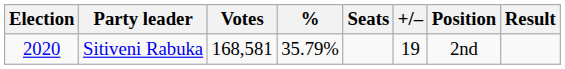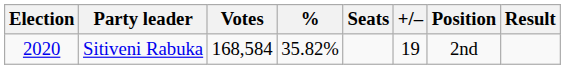(242, 49) 168,581 -> (242, 49) 168,584
(310, 49) 35.79% -> (310, 49) 35.82%
